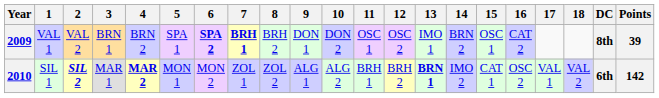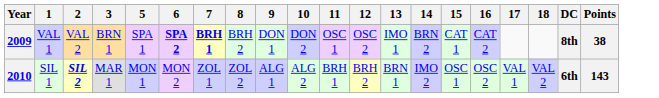- column: (143, 14)
(491, 41) OSC 1 -> (456, 41) CAT 1
(635, 41) 39 -> (600, 41) 38
(431, 76) bold -> (396, 76) normal
(491, 76) CAT 1 -> (456, 76) OSC 1
(635, 76) 142 -> (600, 76) 143
